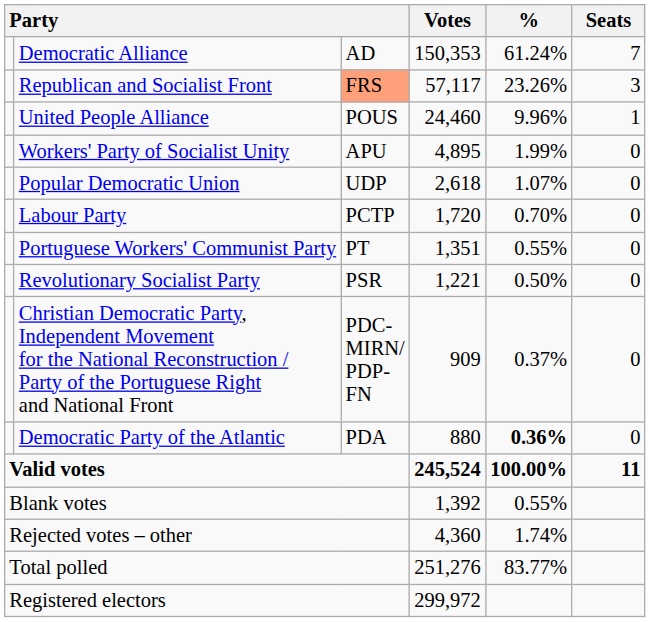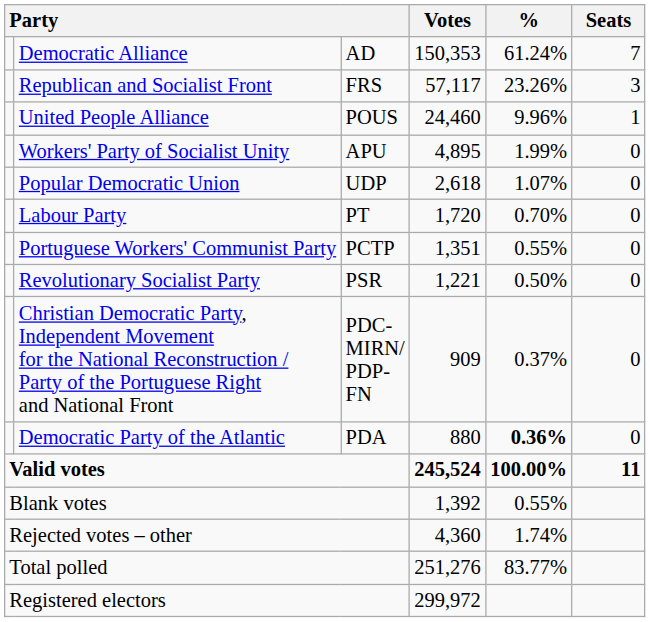(364, 85) lightsalmon background -> (364, 85) no background
(370, 215) PCTP -> (358, 215) PT
(358, 248) PT -> (370, 248) PCTP
